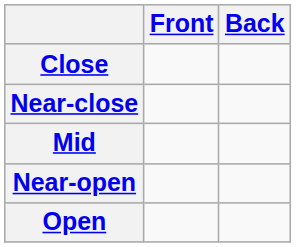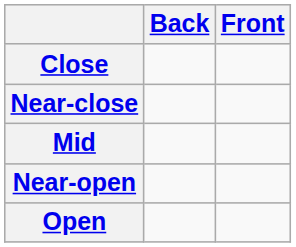columns swapped: (182, 24) <-> (255, 24)
